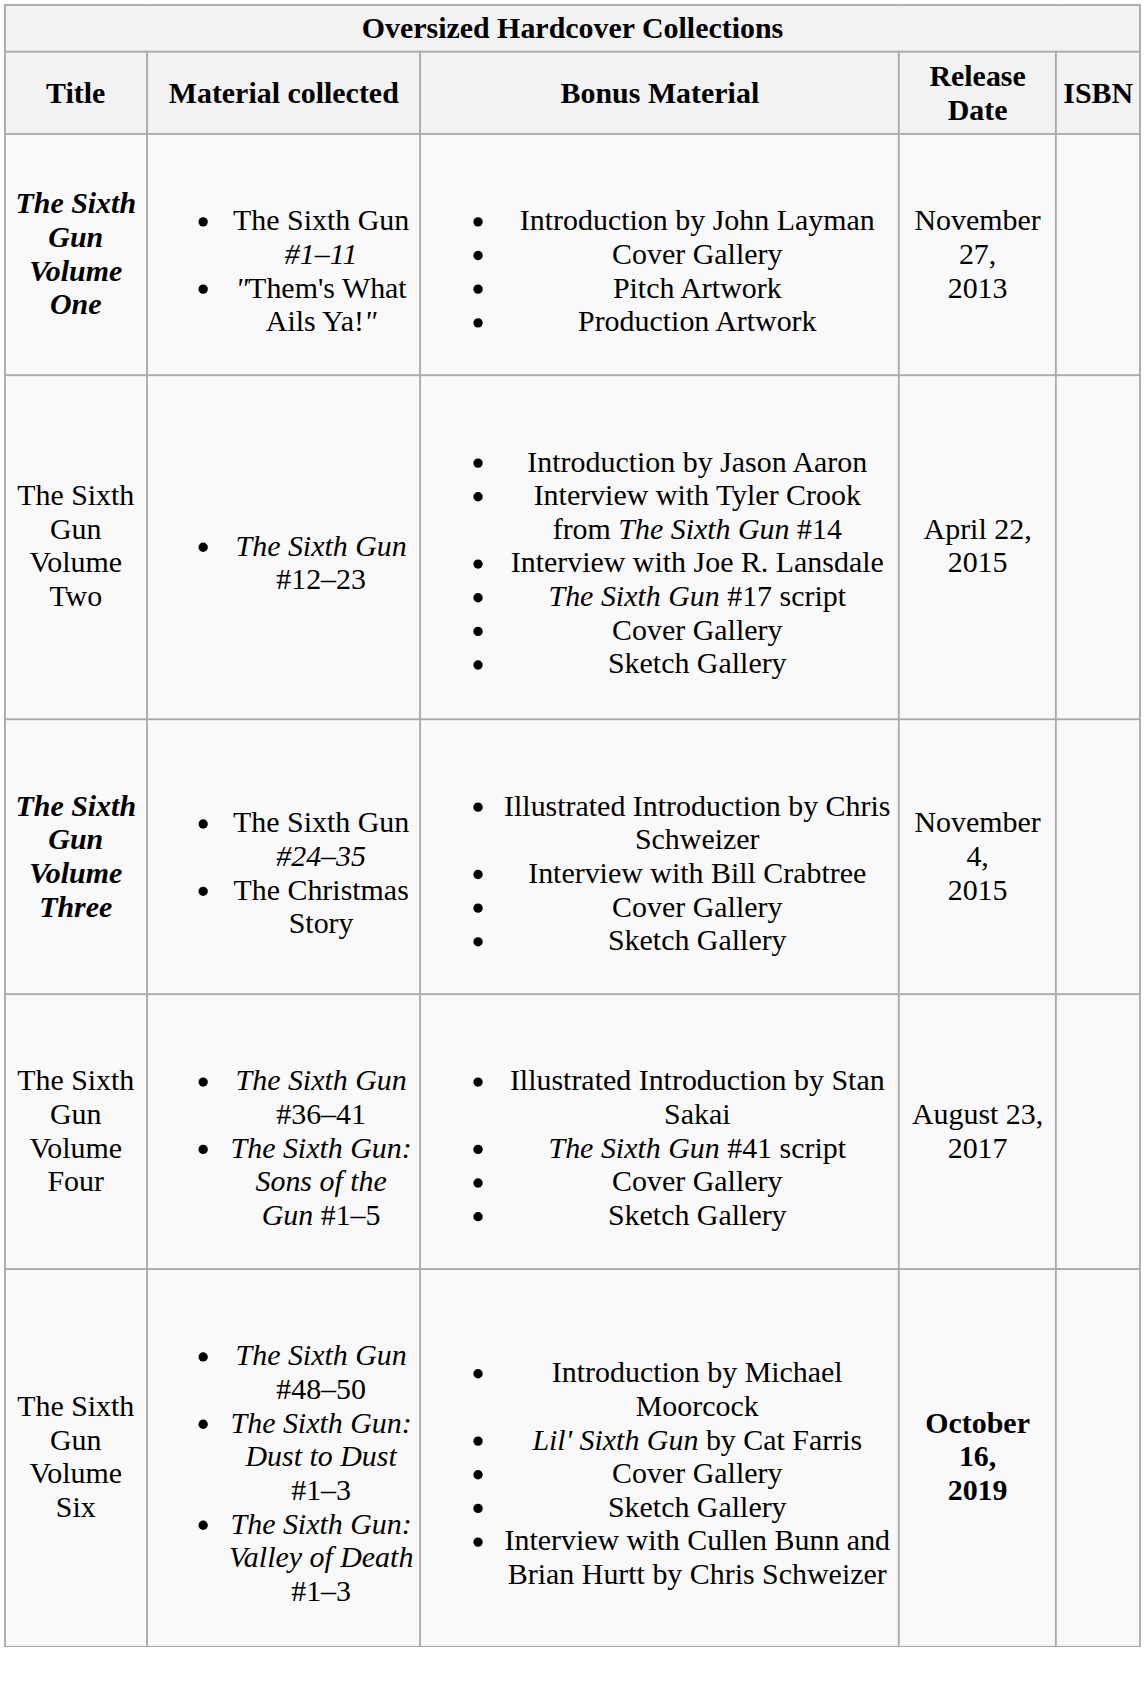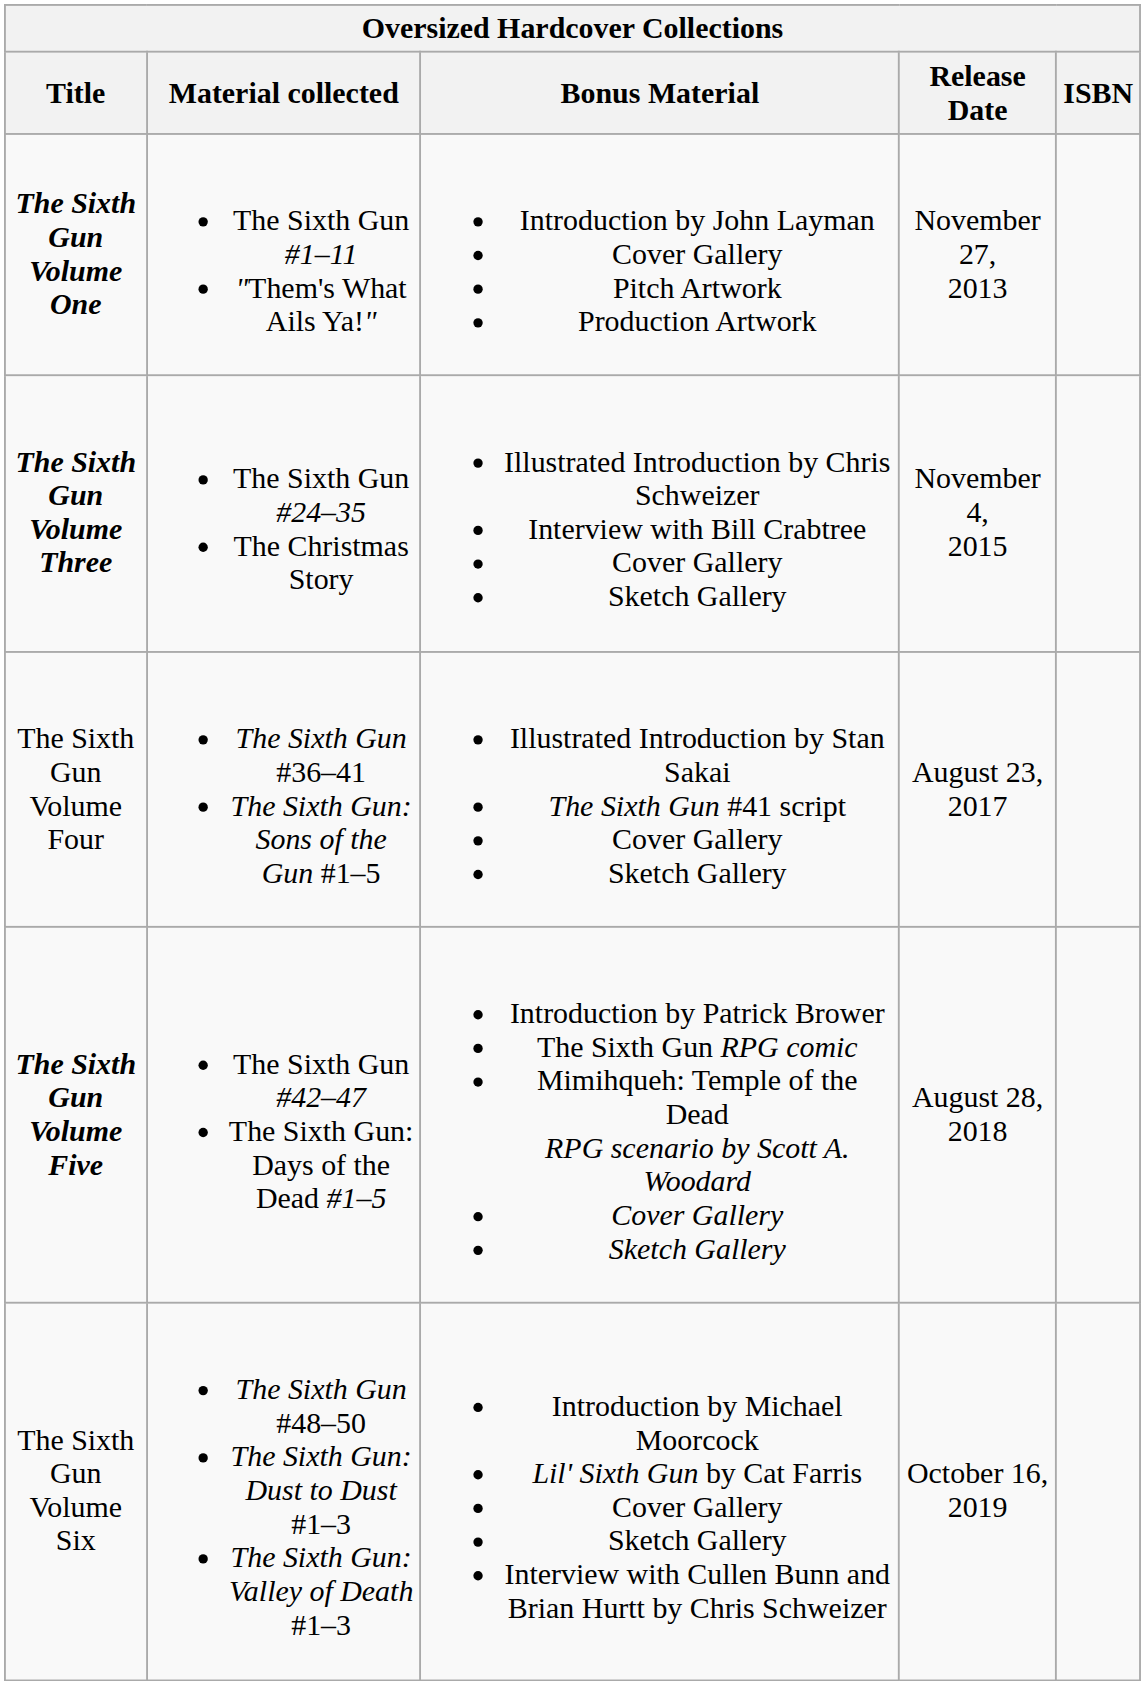- row: (76, 546)
+ row: (76, 1114)
(978, 1457) bold -> (978, 1491) normal
